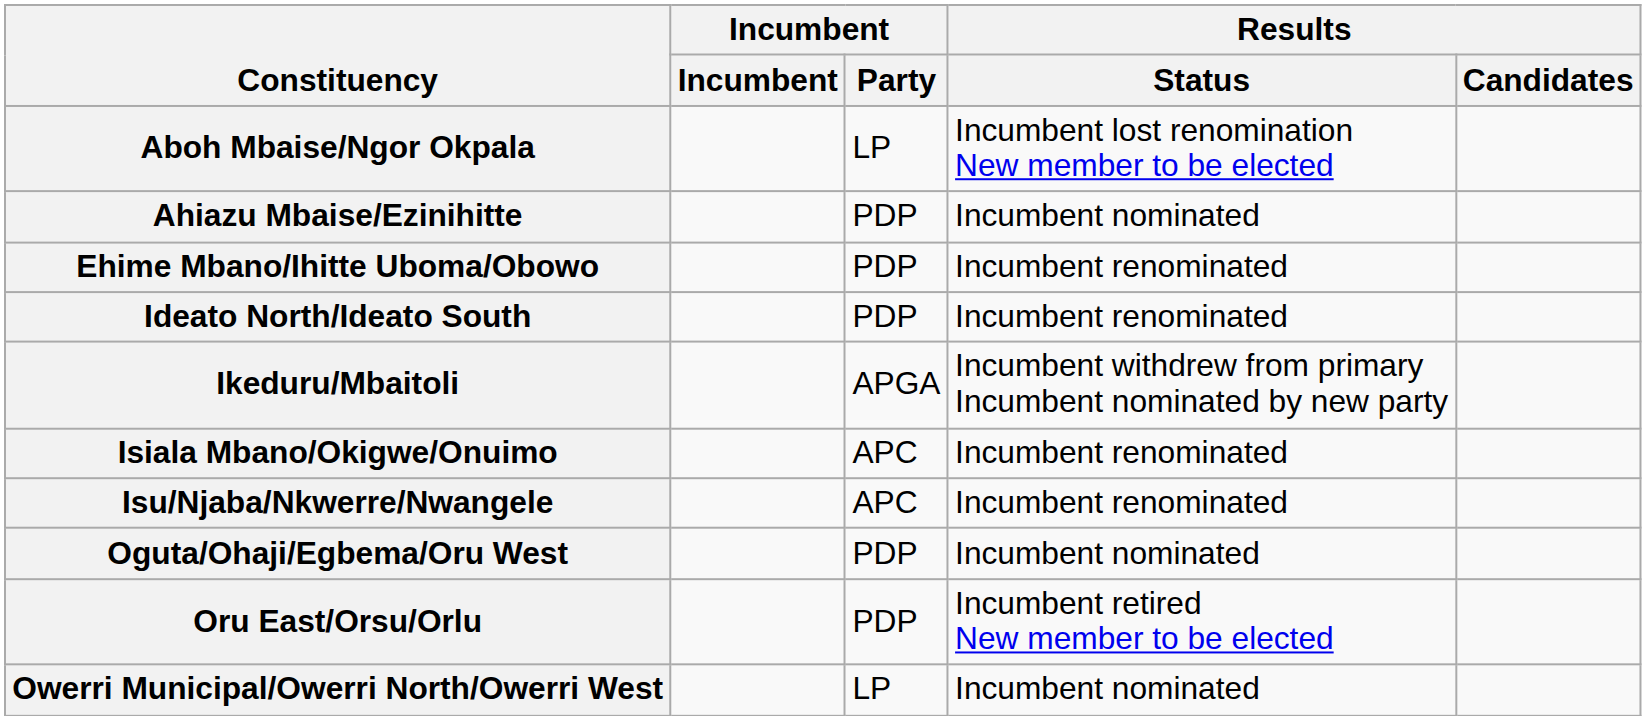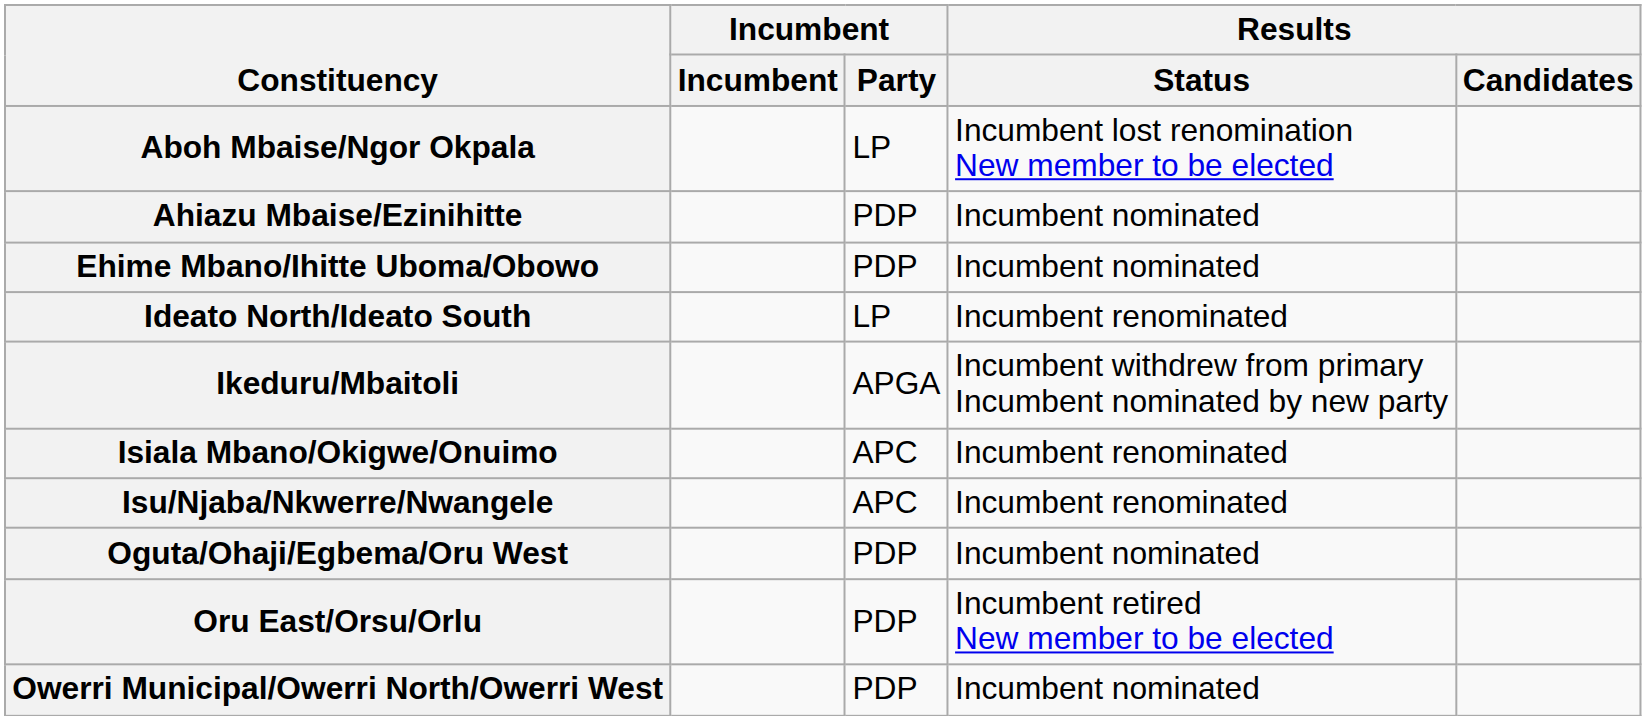(1122, 266) Incumbent renominated -> (1107, 266) Incumbent nominated
(885, 316) PDP -> (872, 316) LP
(872, 689) LP -> (885, 689) PDP
